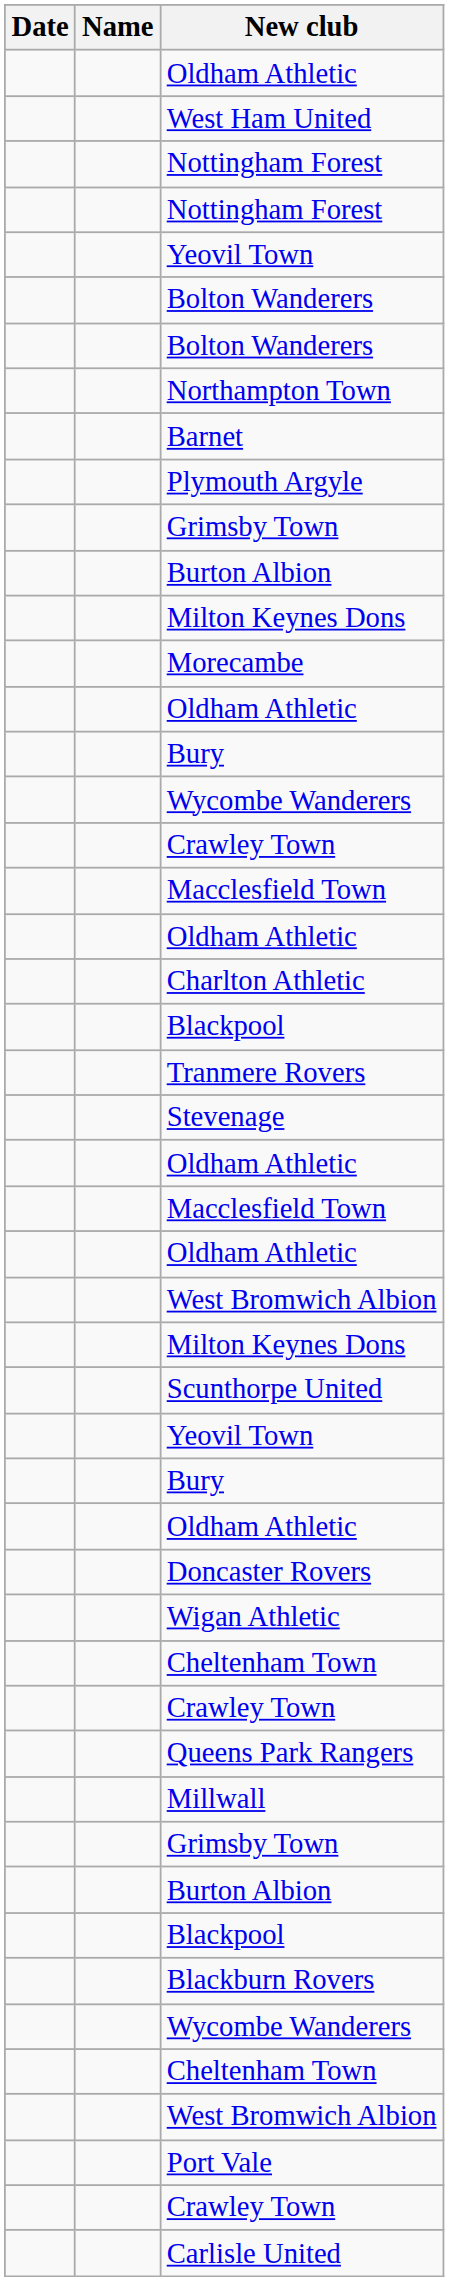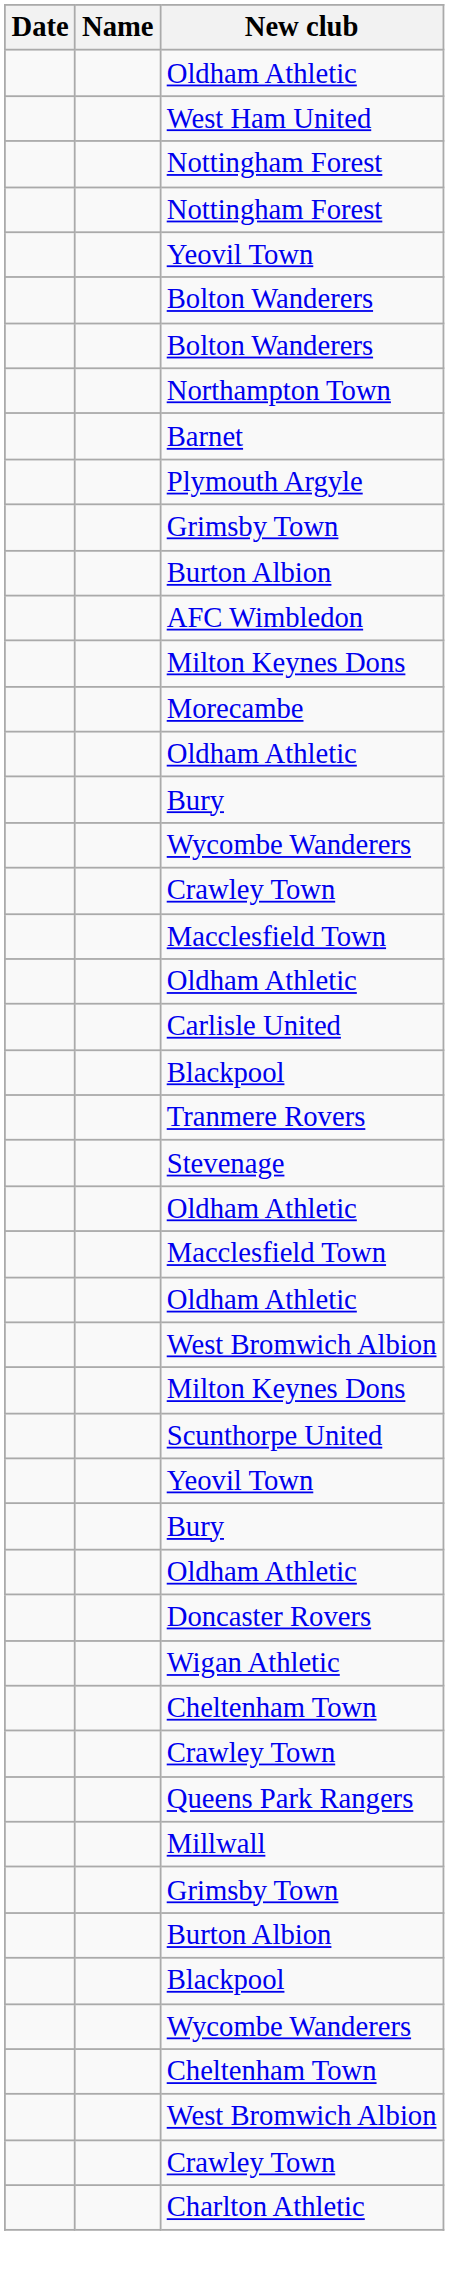+ row: (40, 618)
rows swapped: (40, 981) <-> (40, 2253)
- row: (40, 1981)
- row: (40, 2162)
